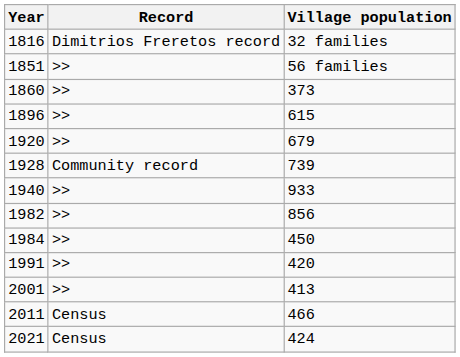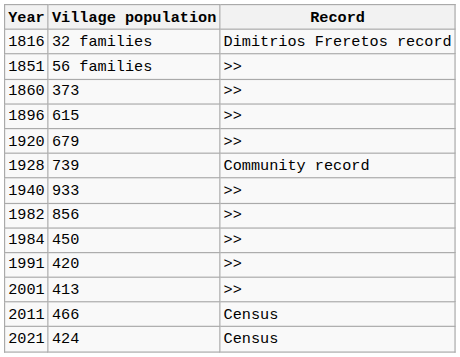columns swapped: (370, 17) <-> (166, 17)
